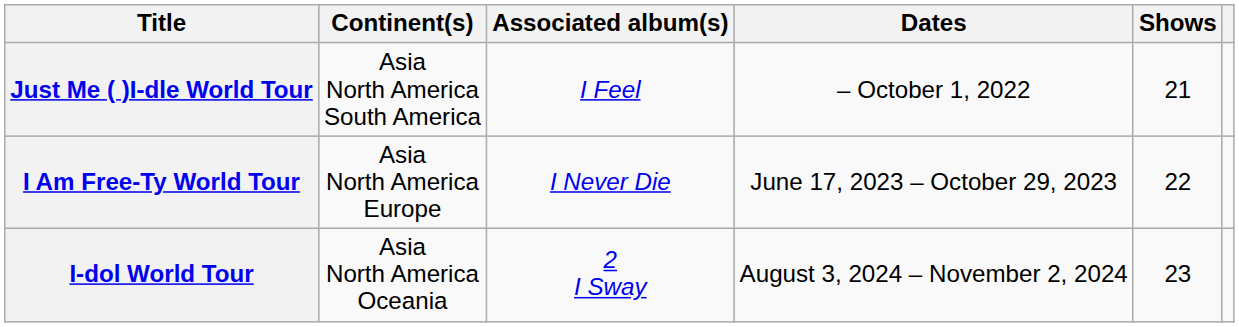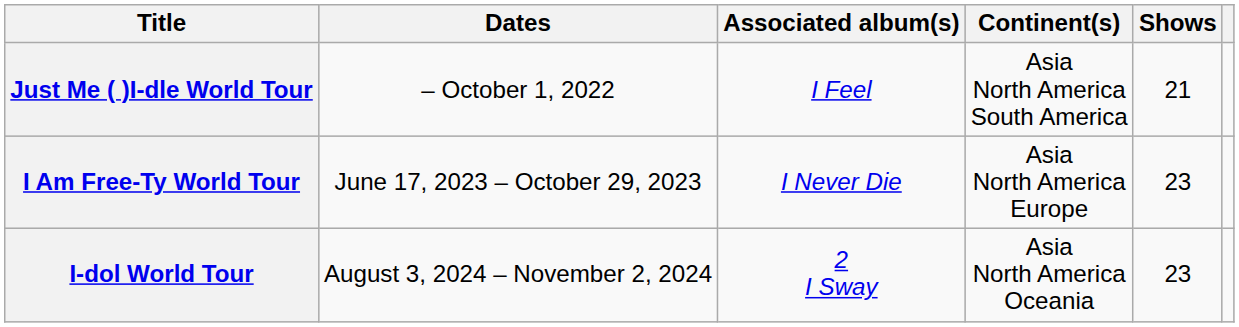columns swapped: (934, 23) <-> (402, 23)
(1178, 181) 22 -> (1178, 181) 23
